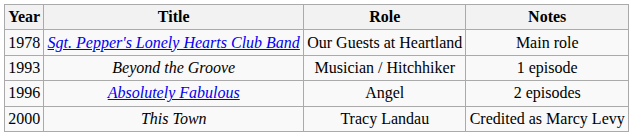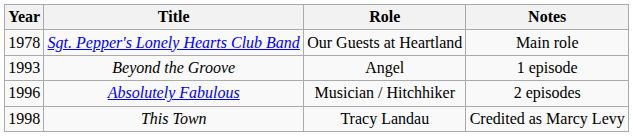(385, 67) Musician / Hitchhiker -> (385, 67) Angel
(385, 93) Angel -> (385, 93) Musician / Hitchhiker
(24, 118) 2000 -> (24, 118) 1998
